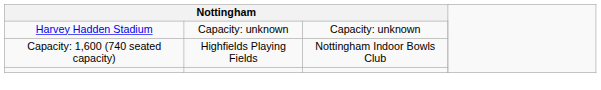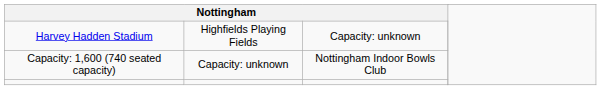(243, 30) Capacity: unknown -> (243, 36) Highfields Playing Fields
(243, 53) Highfields Playing Fields -> (243, 65) Capacity: unknown
